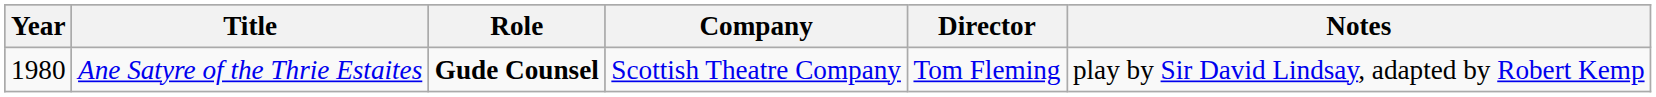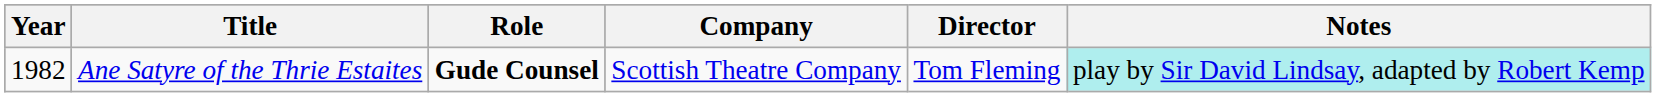(38, 69) 1980 -> (38, 69) 1982
(1359, 69) no background -> (1359, 69) paleturquoise background
